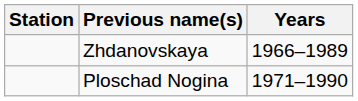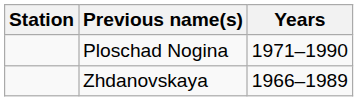rows swapped: (145, 50) <-> (156, 80)
